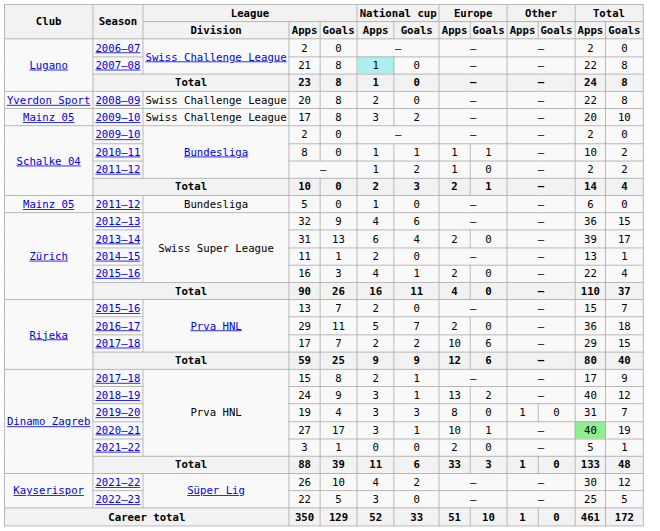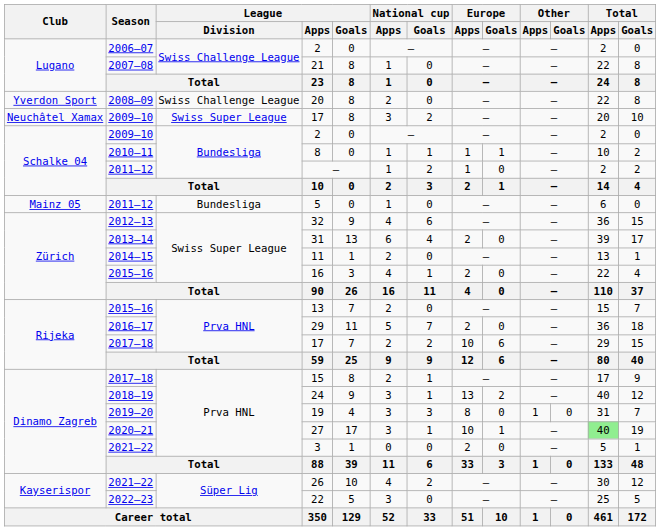(376, 65) paleturquoise background -> (389, 65) no background
(49, 117) Mainz 05 -> (55, 117) Neuchâtel Xamax
(216, 117) Swiss Challenge League -> (229, 117) Swiss Super League
